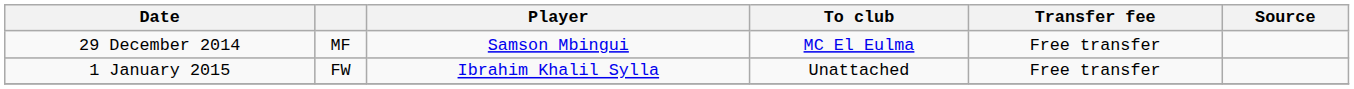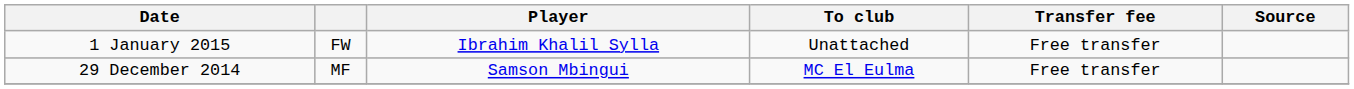rows swapped: (160, 44) <-> (160, 71)
